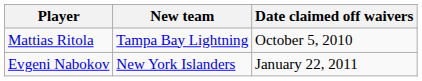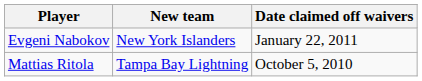rows swapped: (51, 40) <-> (59, 64)
